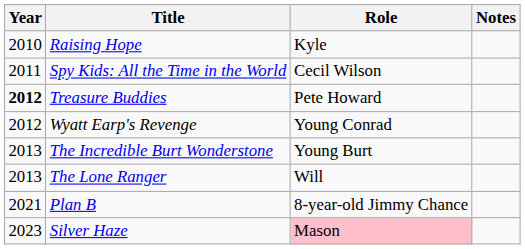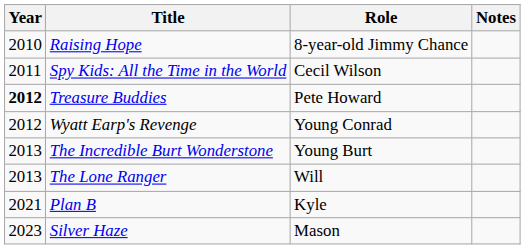(310, 44) Kyle -> (381, 44) 8-year-old Jimmy Chance
(381, 204) 8-year-old Jimmy Chance -> (310, 204) Kyle
(317, 230) pink background -> (317, 230) no background
